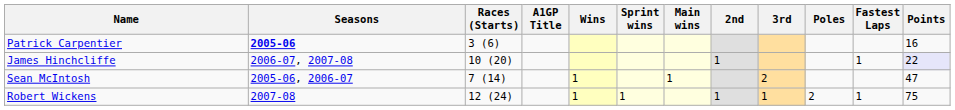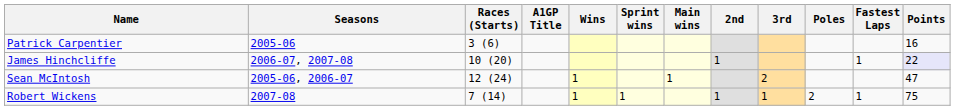(273, 44) bold -> (273, 44) normal
(487, 79) 7 (14) -> (491, 79) 12 (24)
(491, 97) 12 (24) -> (487, 97) 7 (14)
